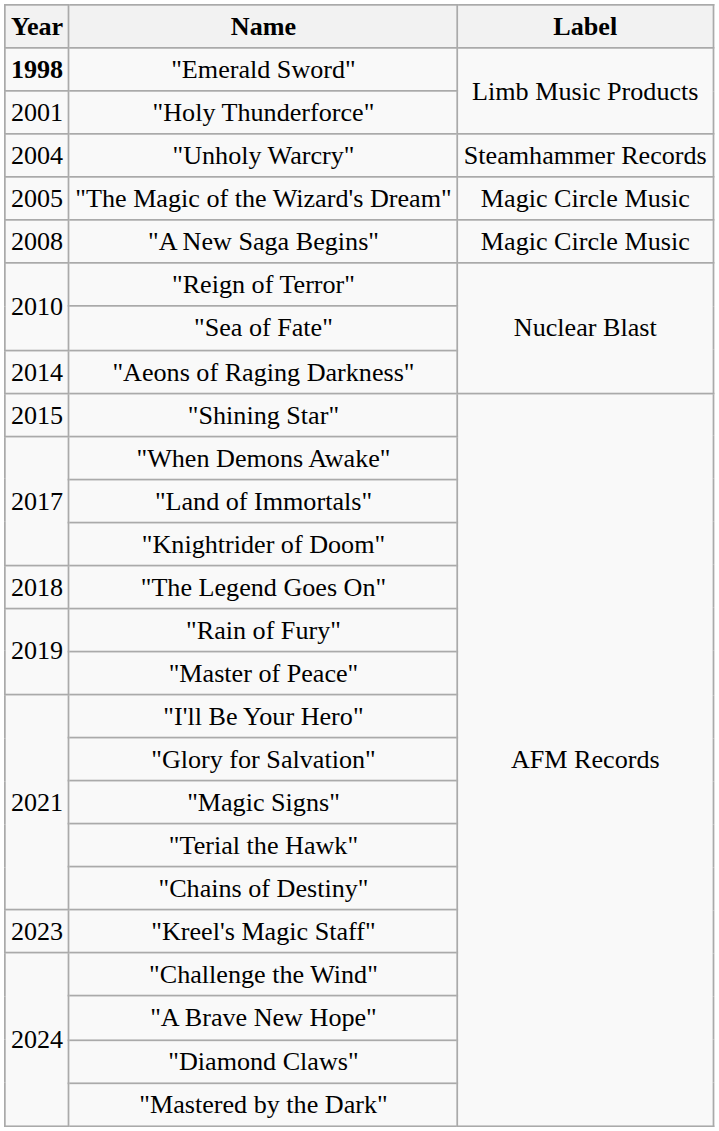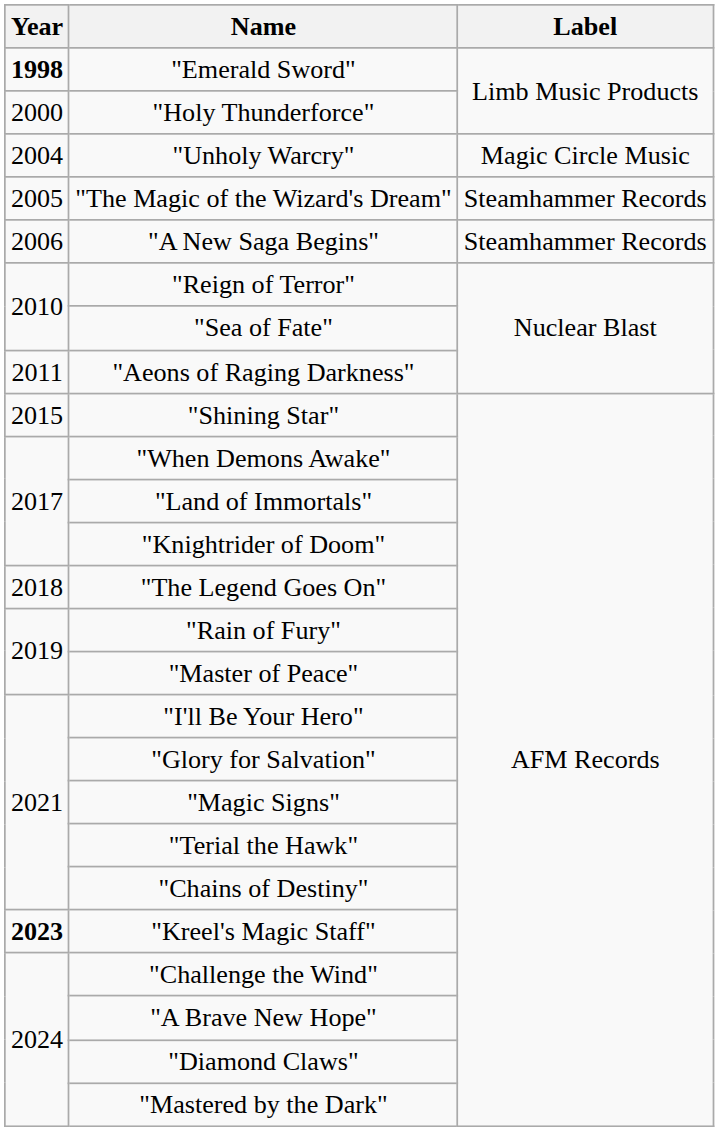(37, 112) 2001 -> (37, 112) 2000
(585, 155) Steamhammer Records -> (585, 155) Magic Circle Music
(585, 198) Magic Circle Music -> (585, 198) Steamhammer Records
(37, 241) 2008 -> (37, 241) 2006
(585, 241) Magic Circle Music -> (585, 241) Steamhammer Records
(37, 371) 2014 -> (37, 371) 2011
(37, 931) normal -> (37, 931) bold
